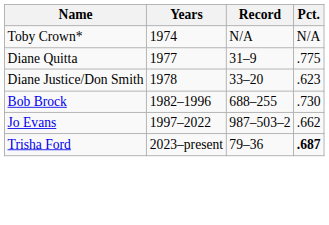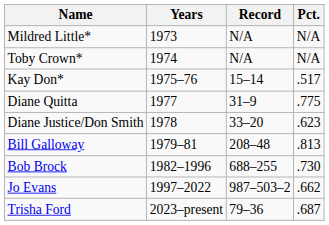+ row: (49, 36)
+ row: (36, 79)
+ row: (46, 144)
(309, 144) bold -> (309, 209) normal
